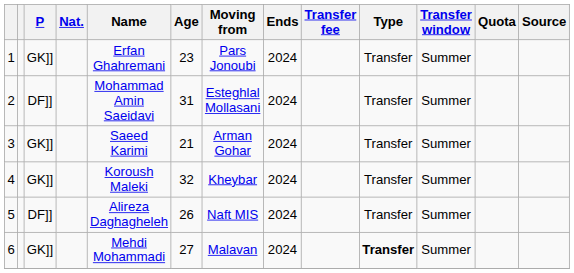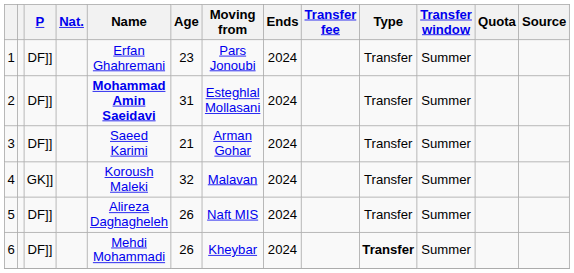(40, 57) GK]] -> (40, 57) DF]]
(129, 100) normal -> (129, 100) bold
(40, 143) GK]] -> (40, 143) DF]]
(233, 179) Kheybar -> (233, 179) Malavan
(40, 250) GK]] -> (40, 250) DF]]
(186, 250) 27 -> (186, 250) 26
(233, 250) Malavan -> (233, 250) Kheybar
